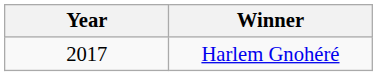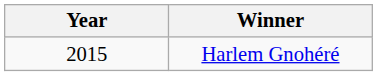(87, 53) 2017 -> (87, 53) 2015
